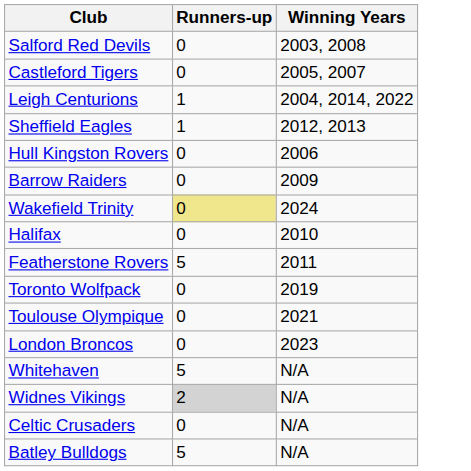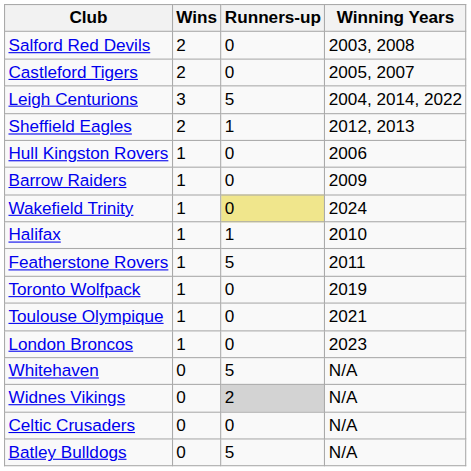+ column: (197, 18)
(181, 99) 1 -> (230, 99) 5
(181, 235) 0 -> (230, 235) 1
